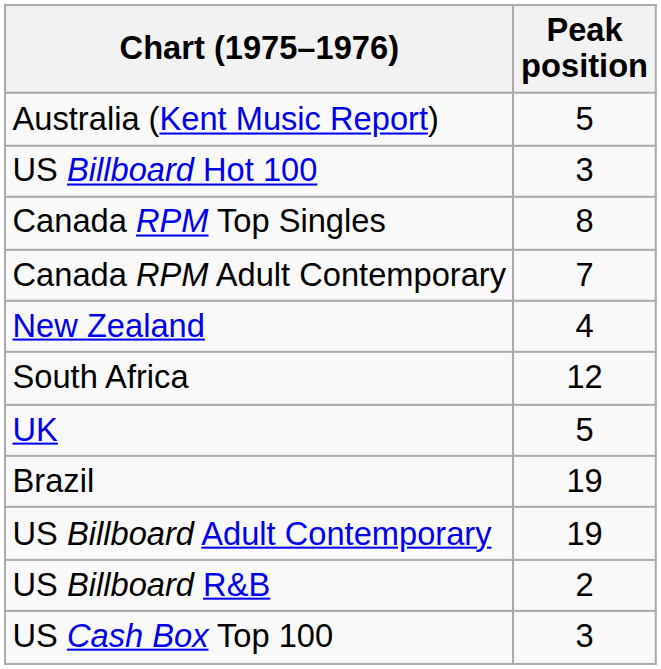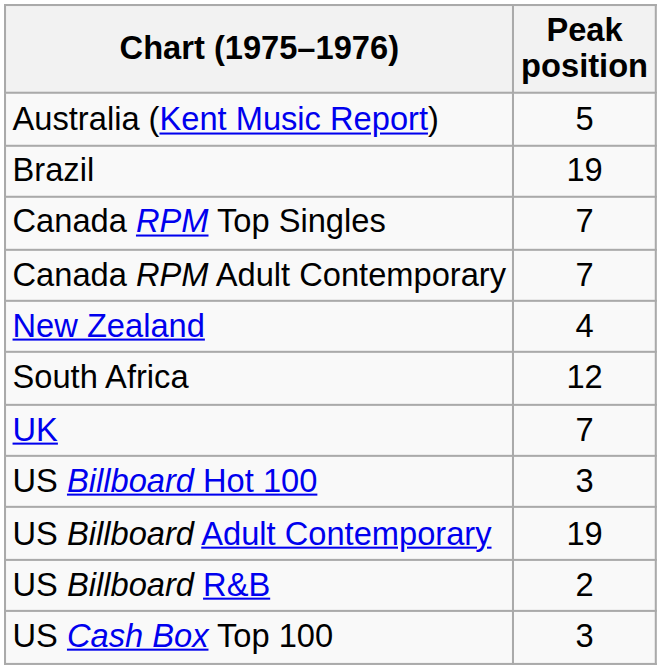rows swapped: (53, 481) <-> (165, 170)
(585, 222) 8 -> (585, 222) 7
(585, 429) 5 -> (585, 429) 7
